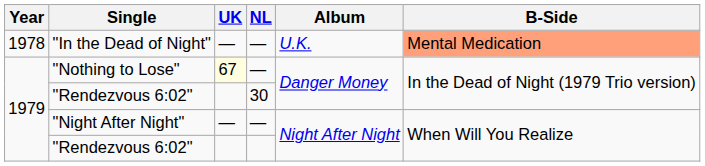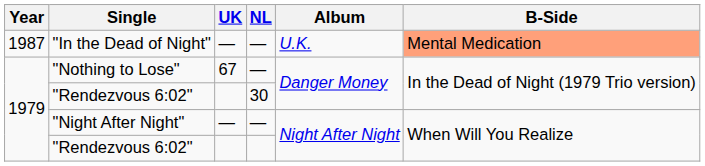(27, 43) 1978 -> (27, 43) 1987
(228, 69) lightyellow background -> (228, 69) no background
